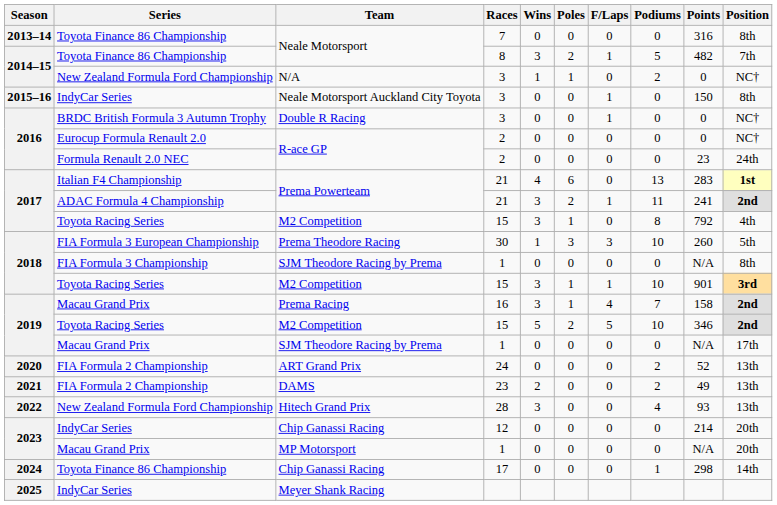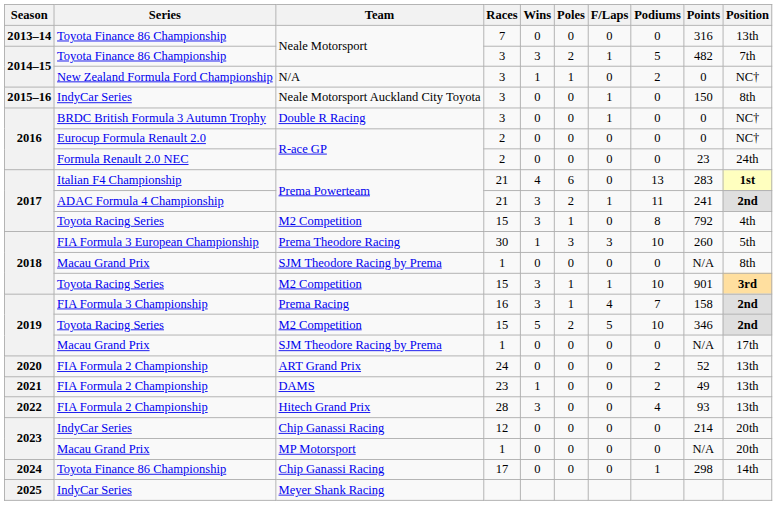(748, 35) 8th -> (747, 35) 13th
(502, 56) 8 -> (502, 56) 3
(132, 263) FIA Formula 3 Championship -> (103, 263) Macau Grand Prix
(103, 304) Macau Grand Prix -> (132, 304) FIA Formula 3 Championship
(537, 387) 2 -> (537, 387) 1
(165, 407) New Zealand Formula Ford Championship -> (132, 407) FIA Formula 2 Championship
